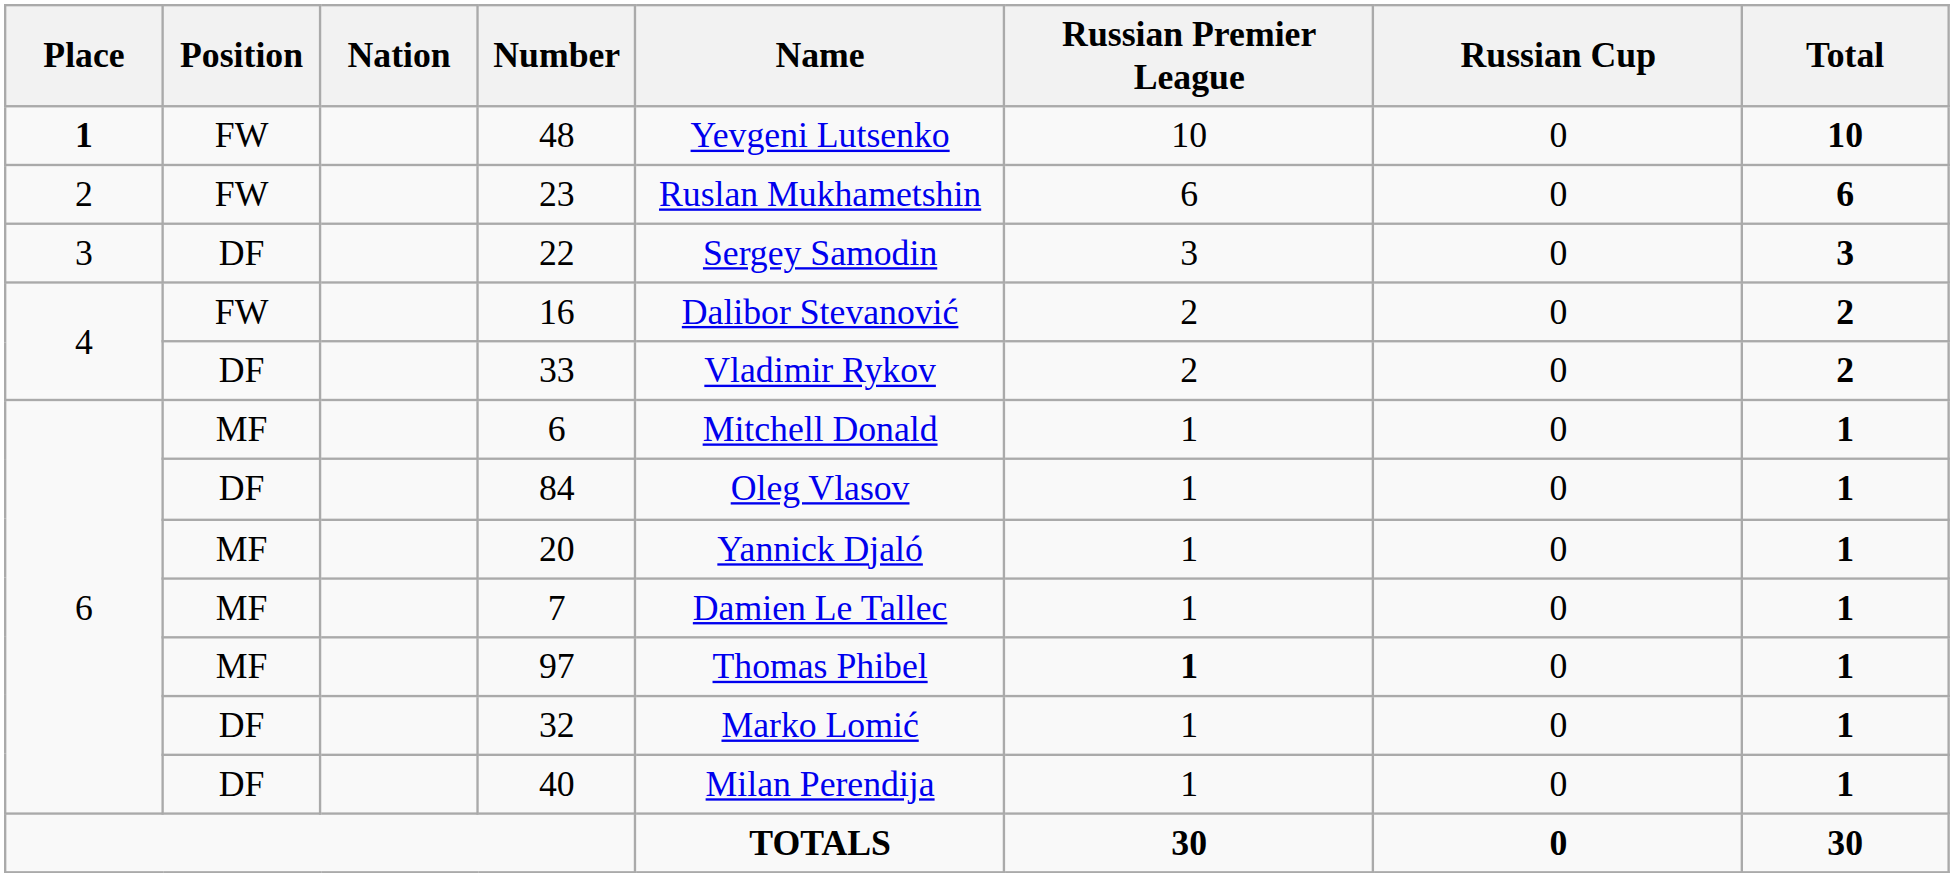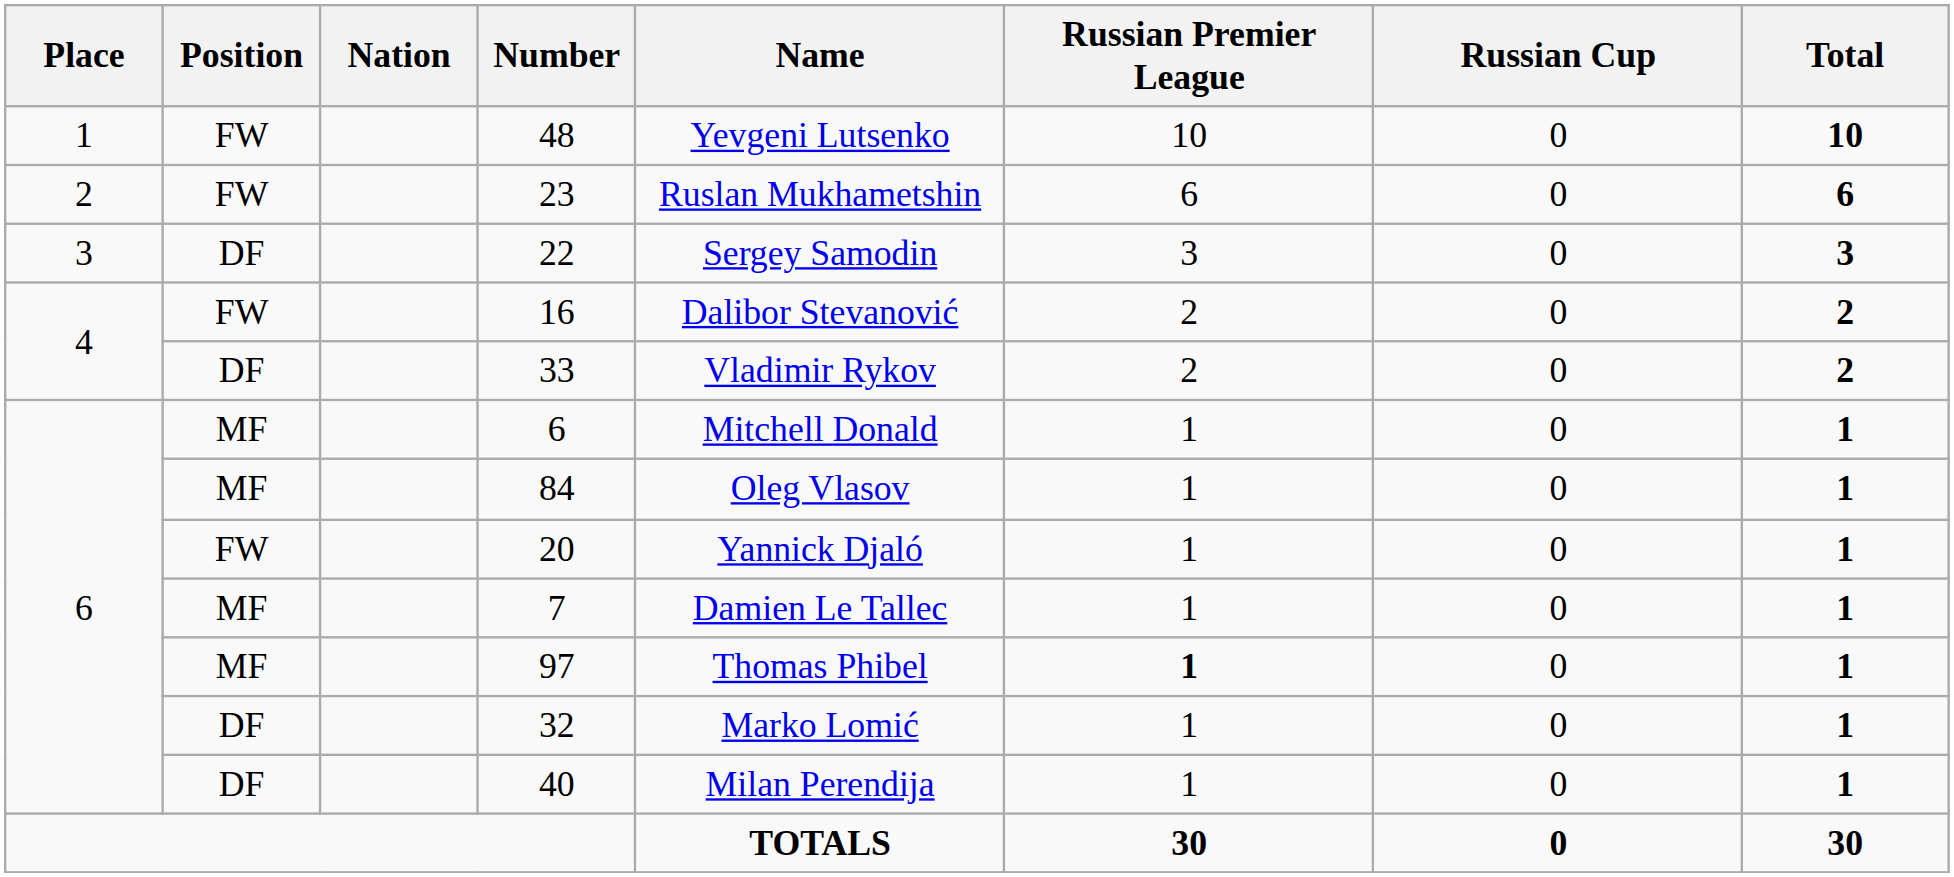(84, 135) bold -> (84, 135) normal
(242, 488) DF -> (242, 488) MF
(242, 547) MF -> (242, 547) FW
